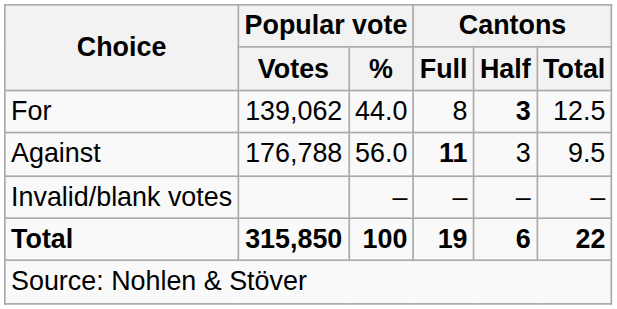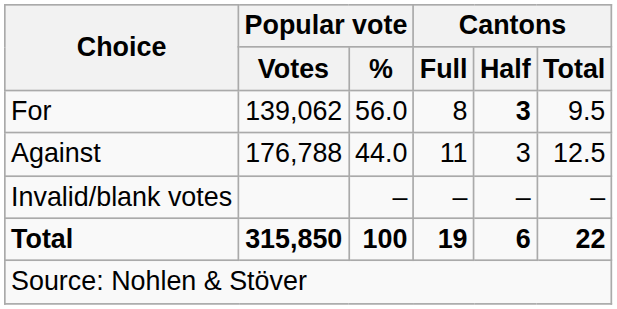(381, 111) 44.0 -> (381, 111) 56.0
(579, 111) 12.5 -> (587, 111) 9.5
(381, 153) 56.0 -> (381, 153) 44.0
(453, 153) bold -> (454, 153) normal
(587, 153) 9.5 -> (579, 153) 12.5
